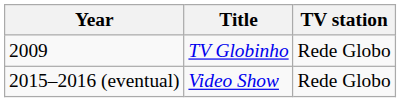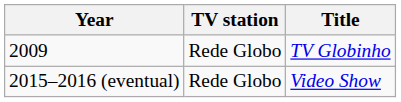columns swapped: (239, 19) <-> (344, 19)
